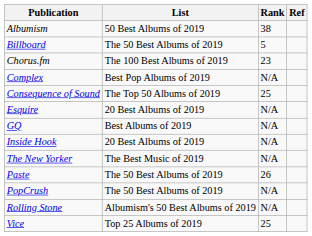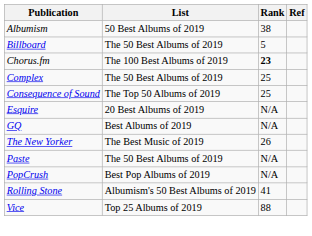(266, 61) normal -> (266, 61) bold
(157, 77) Best Pop Albums of 2019 -> (164, 77) The 50 Best Albums of 2019
(269, 77) N/A -> (266, 77) 25
- row: (32, 142)
(269, 158) N/A -> (266, 142) 26
(266, 175) 26 -> (269, 158) N/A
(164, 191) The 50 Best Albums of 2019 -> (157, 175) Best Pop Albums of 2019
(269, 207) N/A -> (266, 191) 41
(266, 223) 25 -> (266, 207) 88
